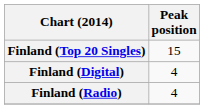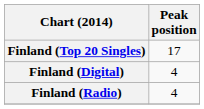(174, 51) 15 -> (174, 51) 17
